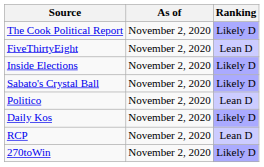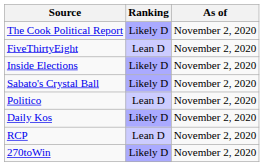columns swapped: (236, 13) <-> (169, 13)
